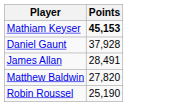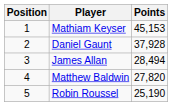+ column: (27, 12)
(104, 28) bold -> (150, 28) normal
(104, 61) 28,491 -> (150, 61) 28,494
